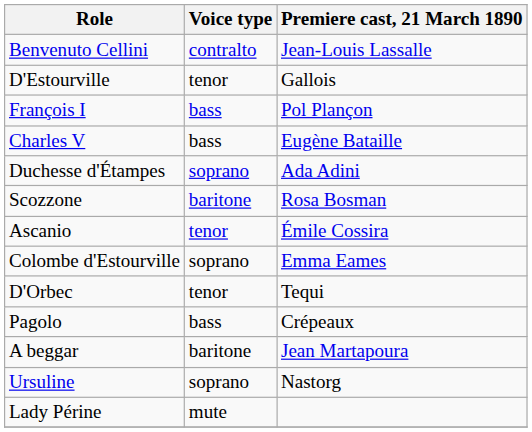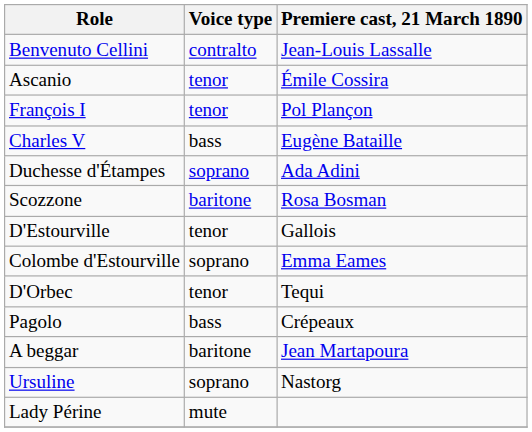rows swapped: (40, 230) <-> (59, 79)
(205, 110) bass -> (208, 110) tenor
